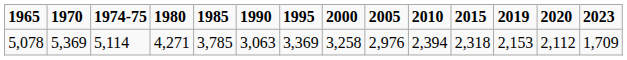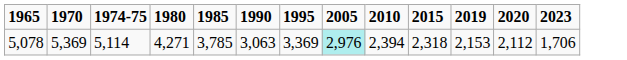- column: (342, 17)
(387, 42) no background -> (344, 42) paleturquoise background
(601, 42) 1,709 -> (558, 42) 1,706
